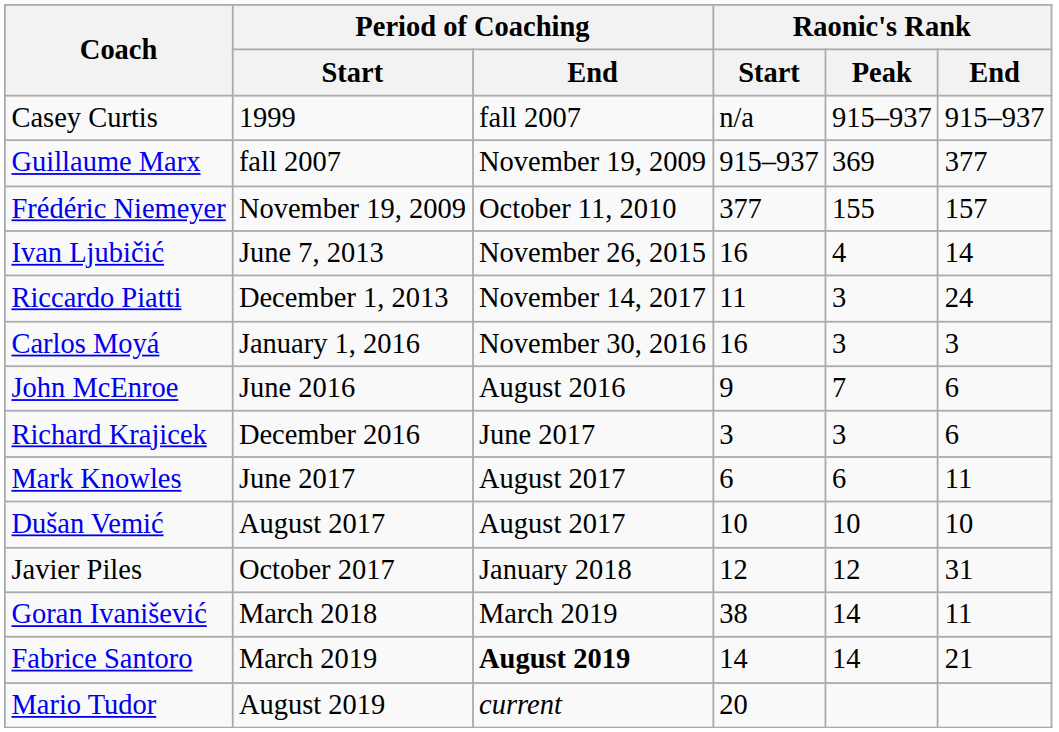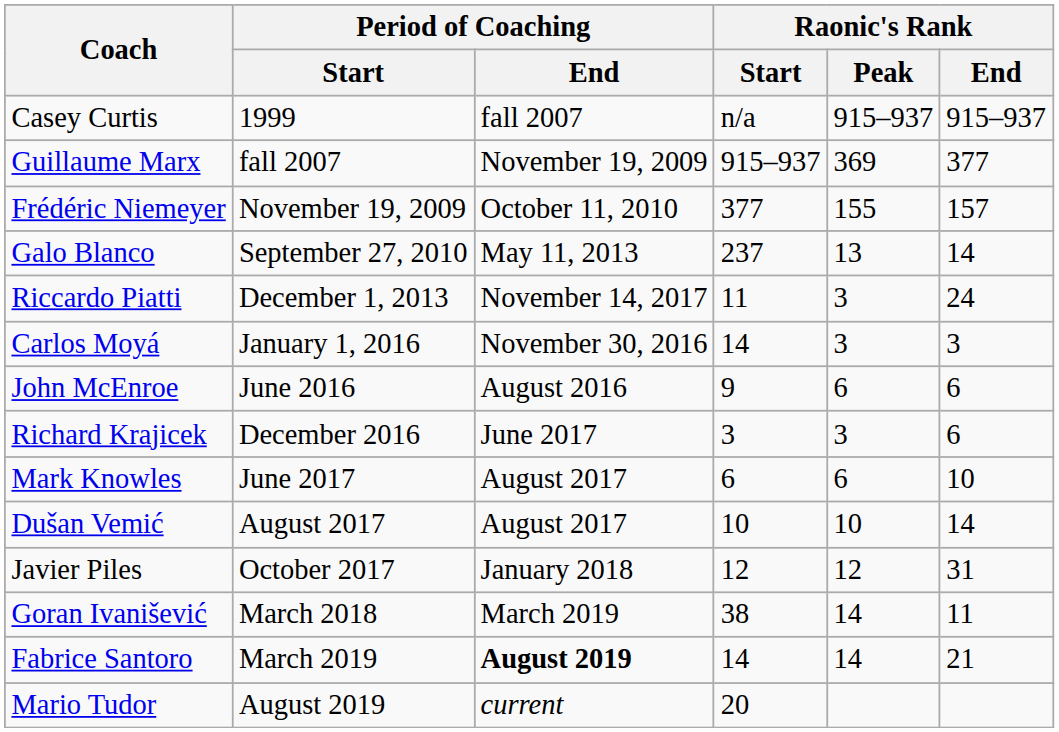+ row: (83, 252)
- row: (88, 252)
(733, 343) 16 -> (735, 343) 14
(839, 388) 7 -> (841, 388) 6
(958, 478) 11 -> (961, 478) 10
(959, 523) 10 -> (961, 523) 14
